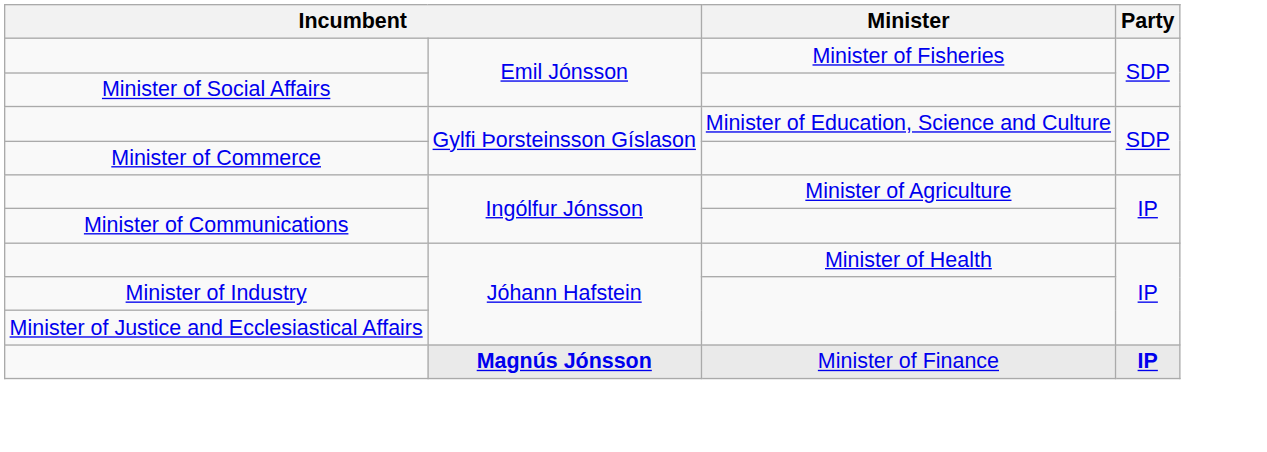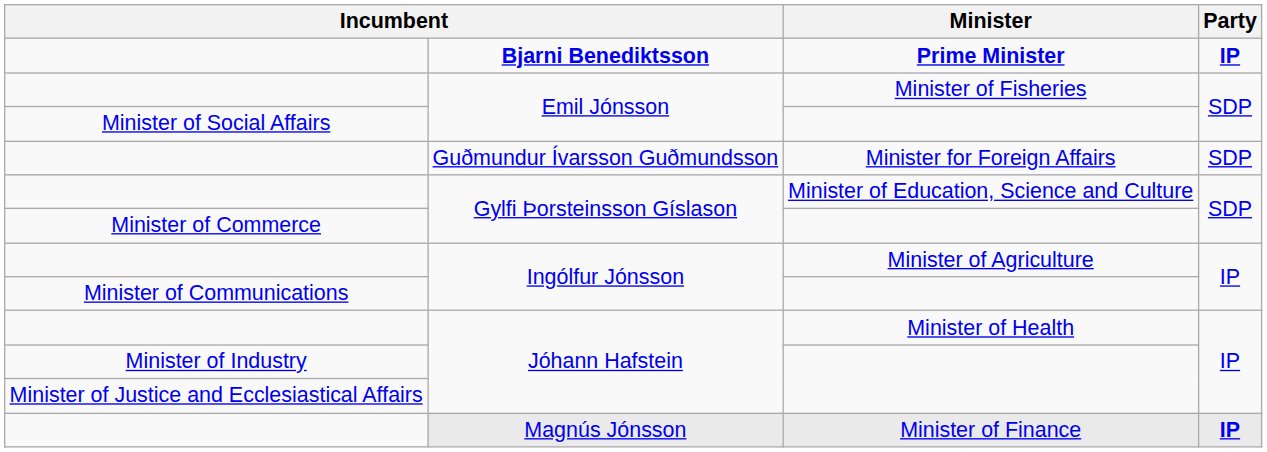+ row: (216, 56)
+ row: (216, 158)
(564, 361) bold -> (605, 429) normal
